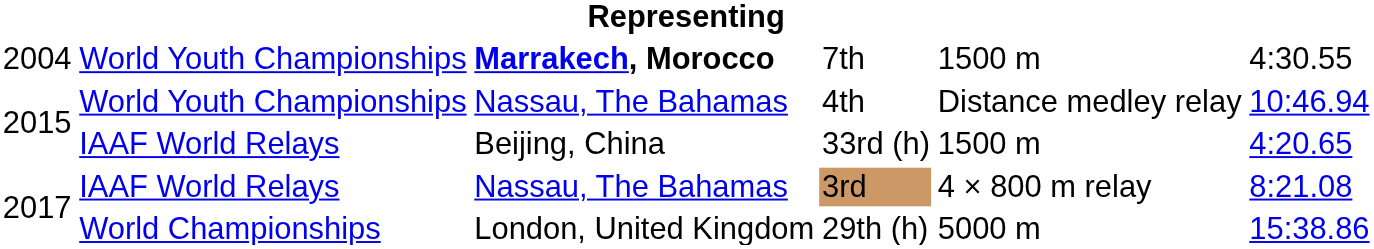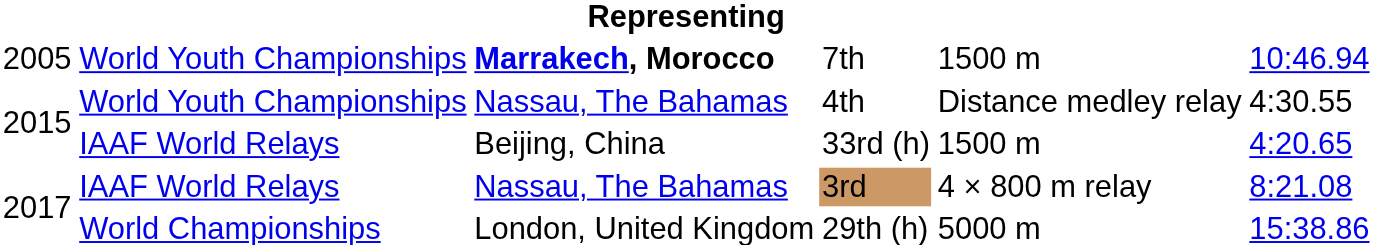(37, 59) 2004 -> (37, 59) 2005
(1301, 59) 4:30.55 -> (1309, 59) 10:46.94
(1309, 101) 10:46.94 -> (1301, 101) 4:30.55
